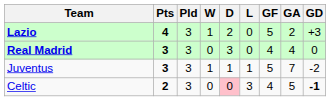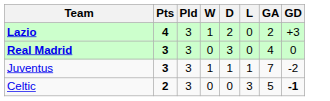- column: (270, 13)
(230, 86) pink background -> (230, 86) no background
